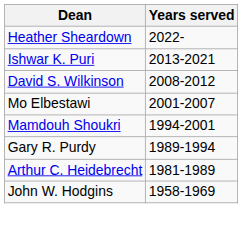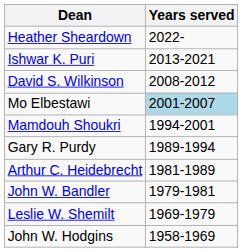(182, 103) no background -> (182, 103) lightblue background
+ row: (59, 192)
+ row: (61, 214)
